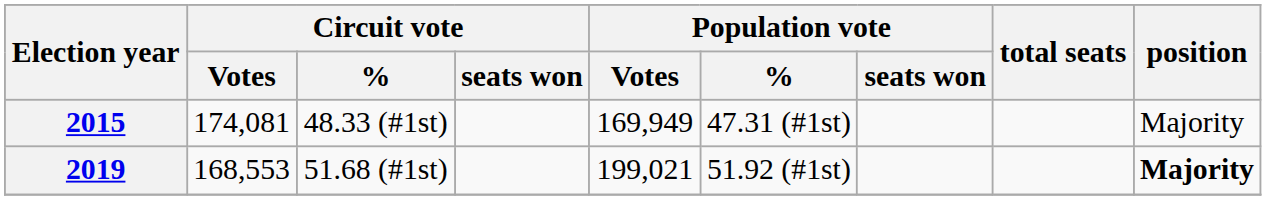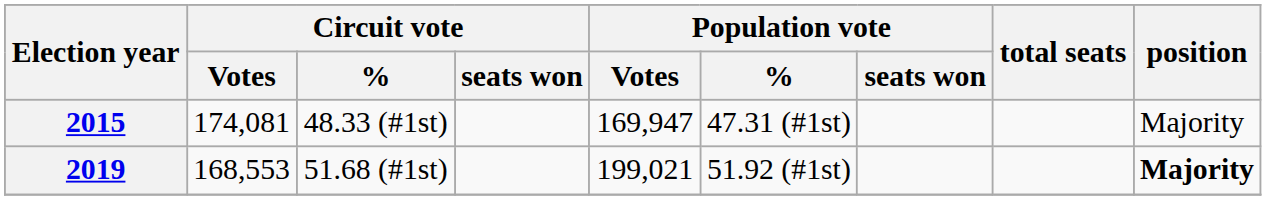(645, 122) 169,949 -> (645, 122) 169,947
